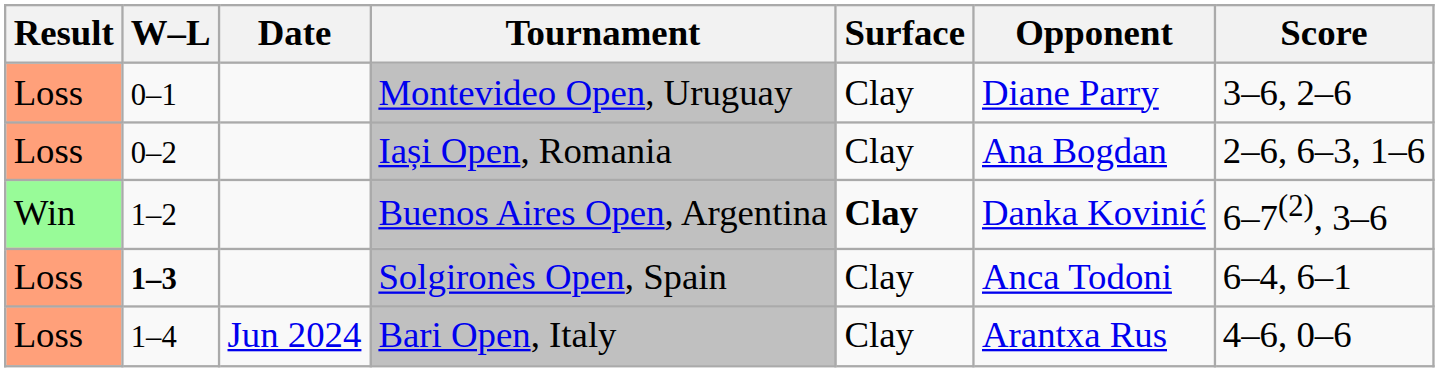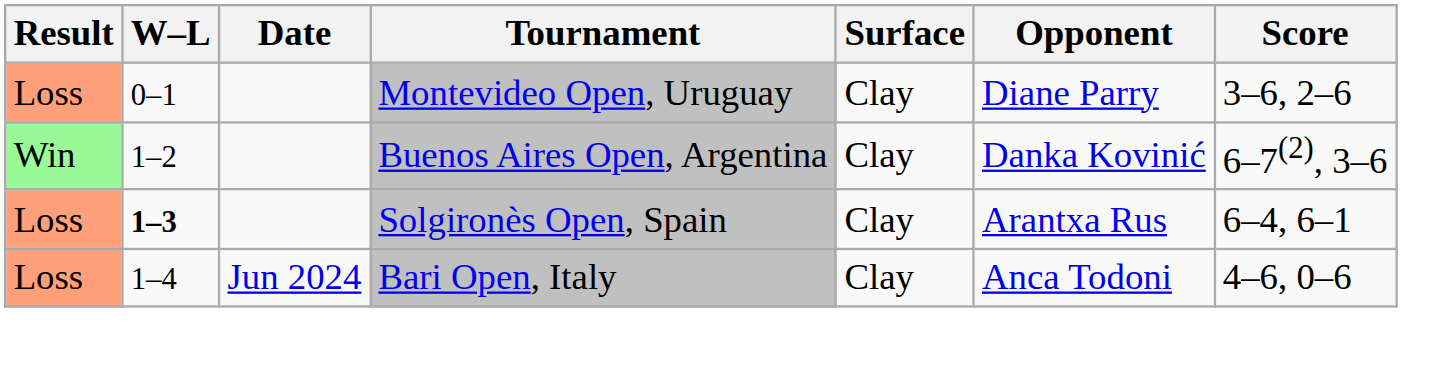- row: (525, 150)
(881, 213) bold -> (879, 155) normal
(1077, 277) Anca Todoni -> (1075, 218) Arantxa Rus
(1075, 335) Arantxa Rus -> (1077, 277) Anca Todoni
